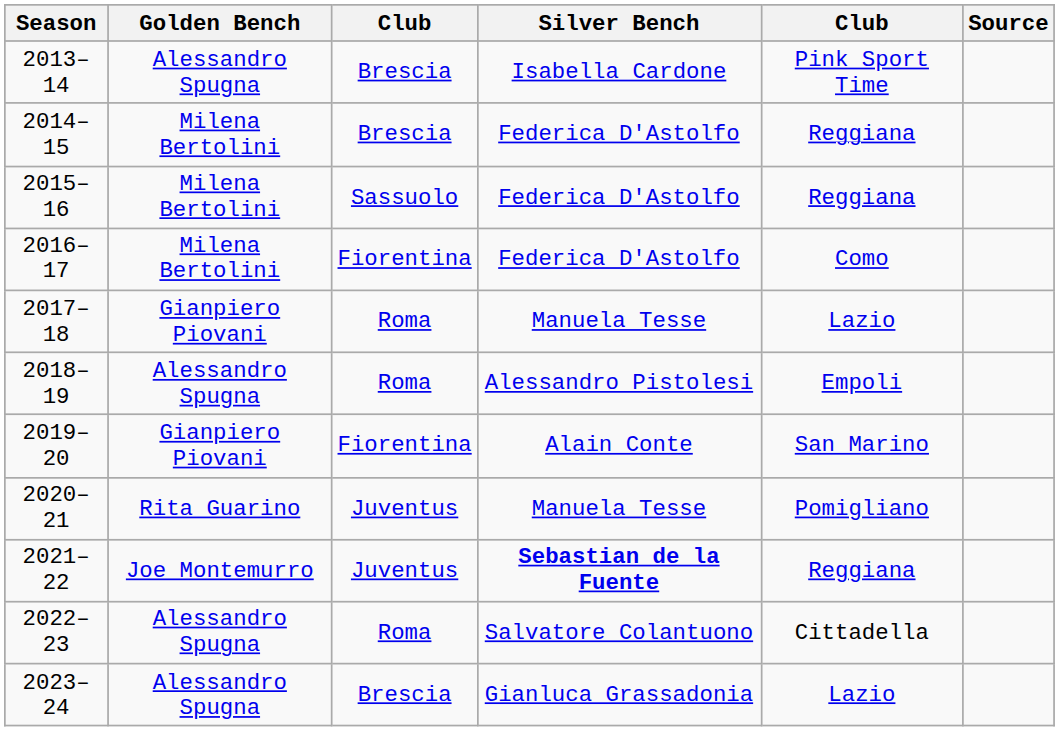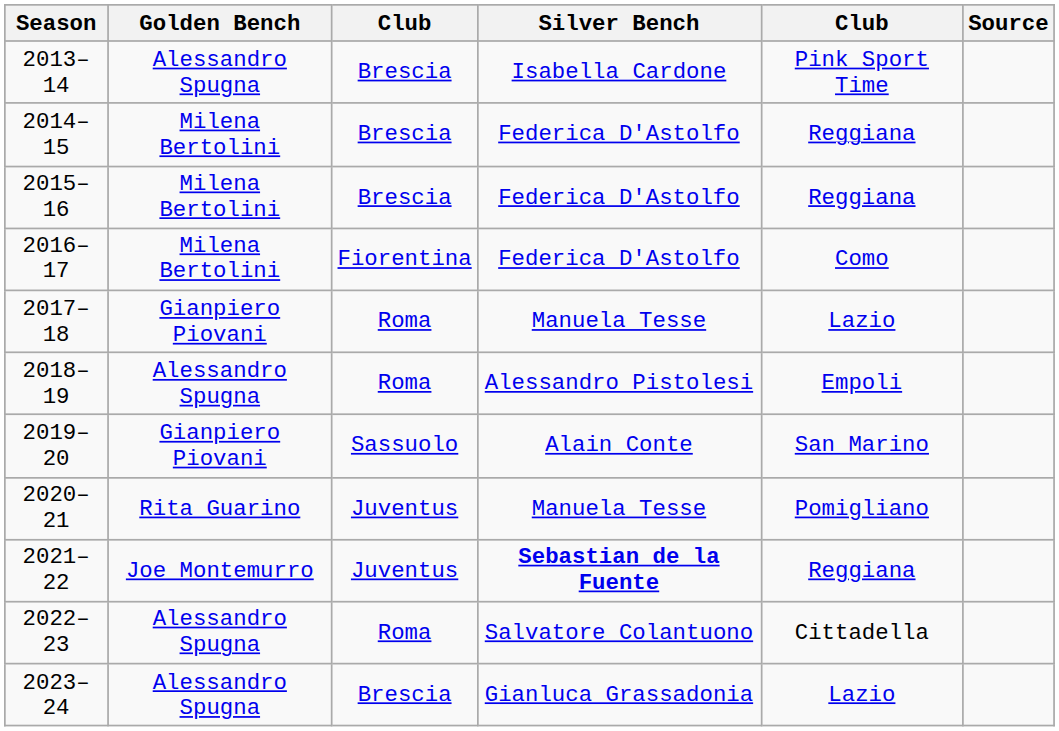(405, 197) Sassuolo -> (405, 197) Brescia
(405, 446) Fiorentina -> (405, 446) Sassuolo
